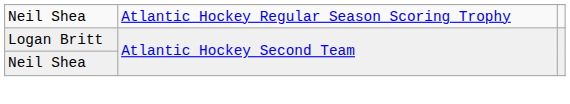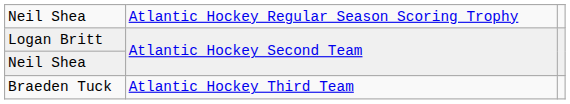+ row: (60, 87)
